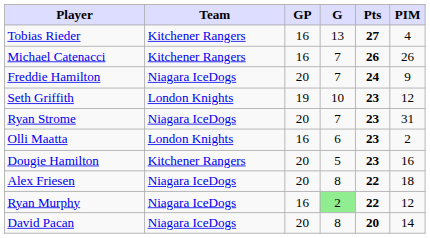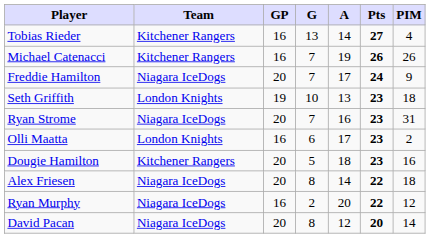+ column: (344, 14)
(408, 98) 12 -> (409, 98) 18
(337, 202) lightgreen background -> (312, 202) no background
